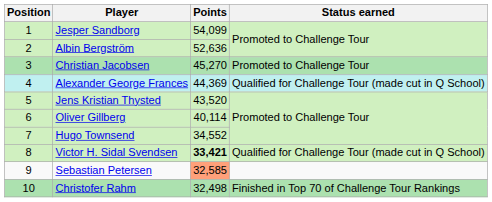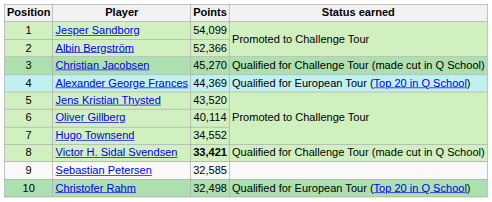(210, 48) 52,636 -> (210, 48) 52,366
(301, 65) Promoted to Challenge Tour -> (358, 65) Qualified for Challenge Tour (made cut in Q School)
(358, 83) Qualified for Challenge Tour (made cut in Q School) -> (351, 83) Qualified for European Tour (Top 20 in Q School)
(210, 170) lightsalmon background -> (210, 170) no background
(346, 188) Finished in Top 70 of Challenge Tour Rankings -> (351, 188) Qualified for European Tour (Top 20 in Q School)
